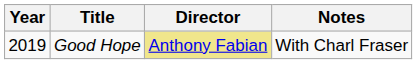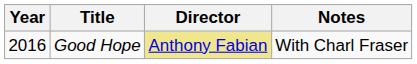(27, 44) 2019 -> (27, 44) 2016
